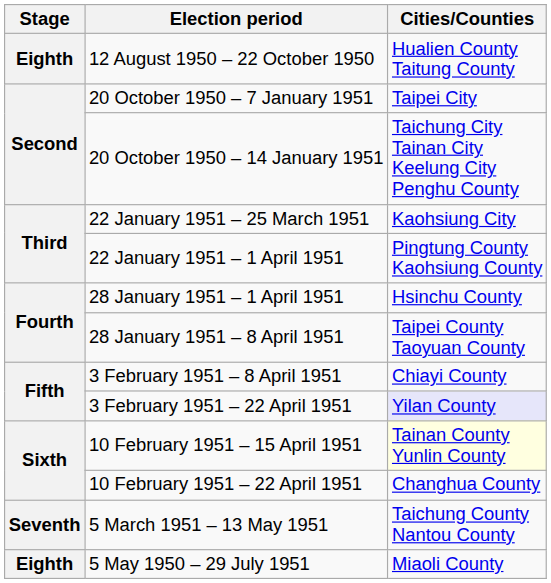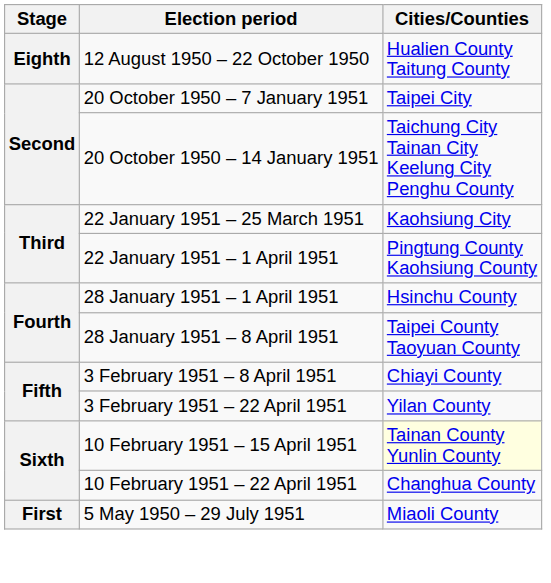(444, 405) lavender background -> (439, 405) no background
- row: (209, 524)
(45, 564) Eighth -> (42, 514) First
